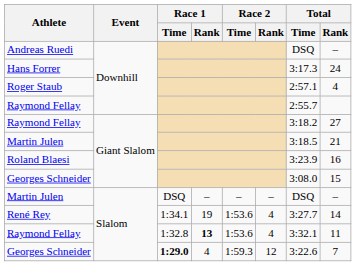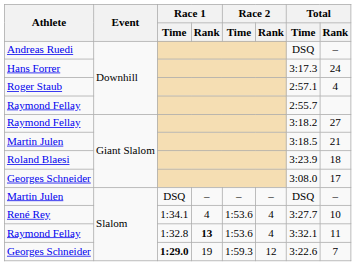(335, 160) 16 -> (335, 160) 18
(335, 178) 15 -> (335, 178) 17
(207, 215) 19 -> (207, 215) 4
(335, 215) 14 -> (335, 215) 10
(207, 251) 4 -> (207, 251) 19
